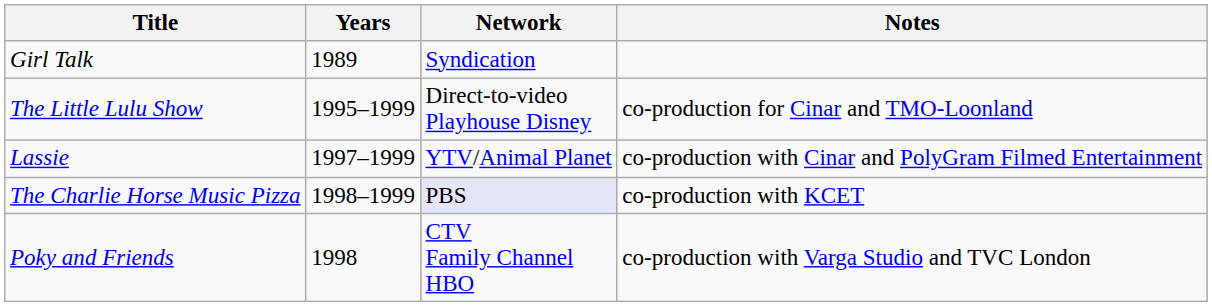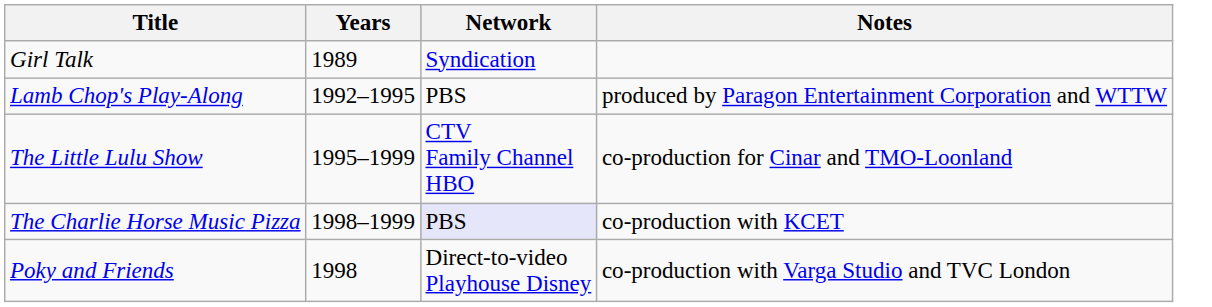+ row: (126, 95)
(508, 108) Direct-to-video Playhouse Disney -> (499, 158) CTV Family Channel HBO
- row: (39, 158)
(499, 257) CTV Family Channel HBO -> (508, 270) Direct-to-video Playhouse Disney
